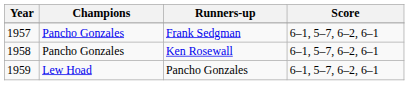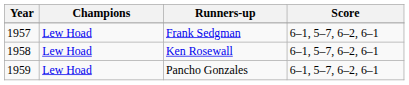(83, 32) Pancho Gonzales -> (67, 32) Lew Hoad
(83, 51) Pancho Gonzales -> (67, 51) Lew Hoad
